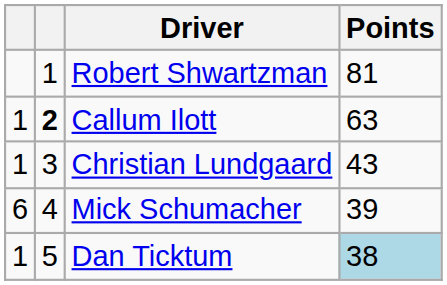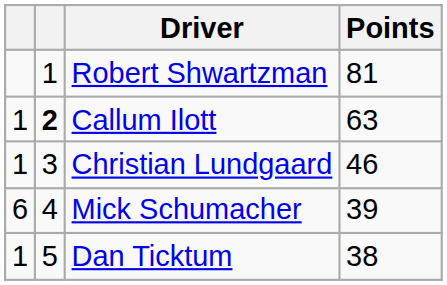(362, 164) 43 -> (362, 164) 46
(362, 256) lightblue background -> (362, 256) no background
